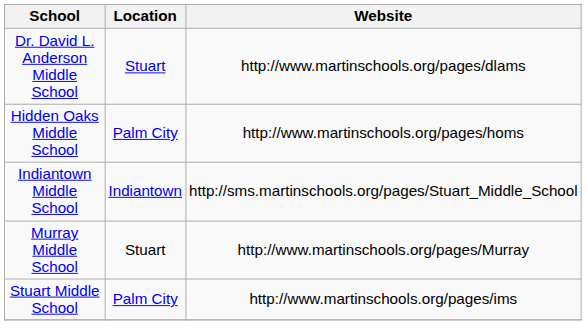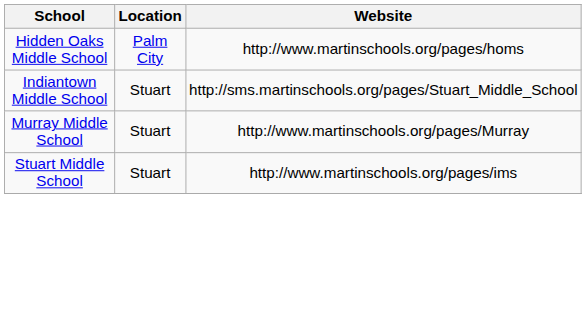- row: (55, 66)
(145, 191) Indiantown -> (150, 90) Stuart
(145, 299) Palm City -> (150, 172) Stuart
